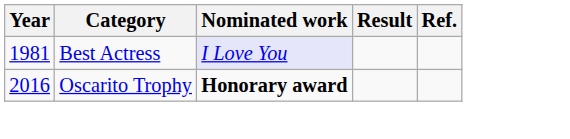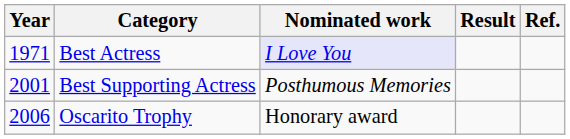(30, 52) 1981 -> (30, 52) 1971
+ row: (158, 85)
(30, 85) 2016 -> (30, 117) 2006
(274, 85) bold -> (331, 117) normal
